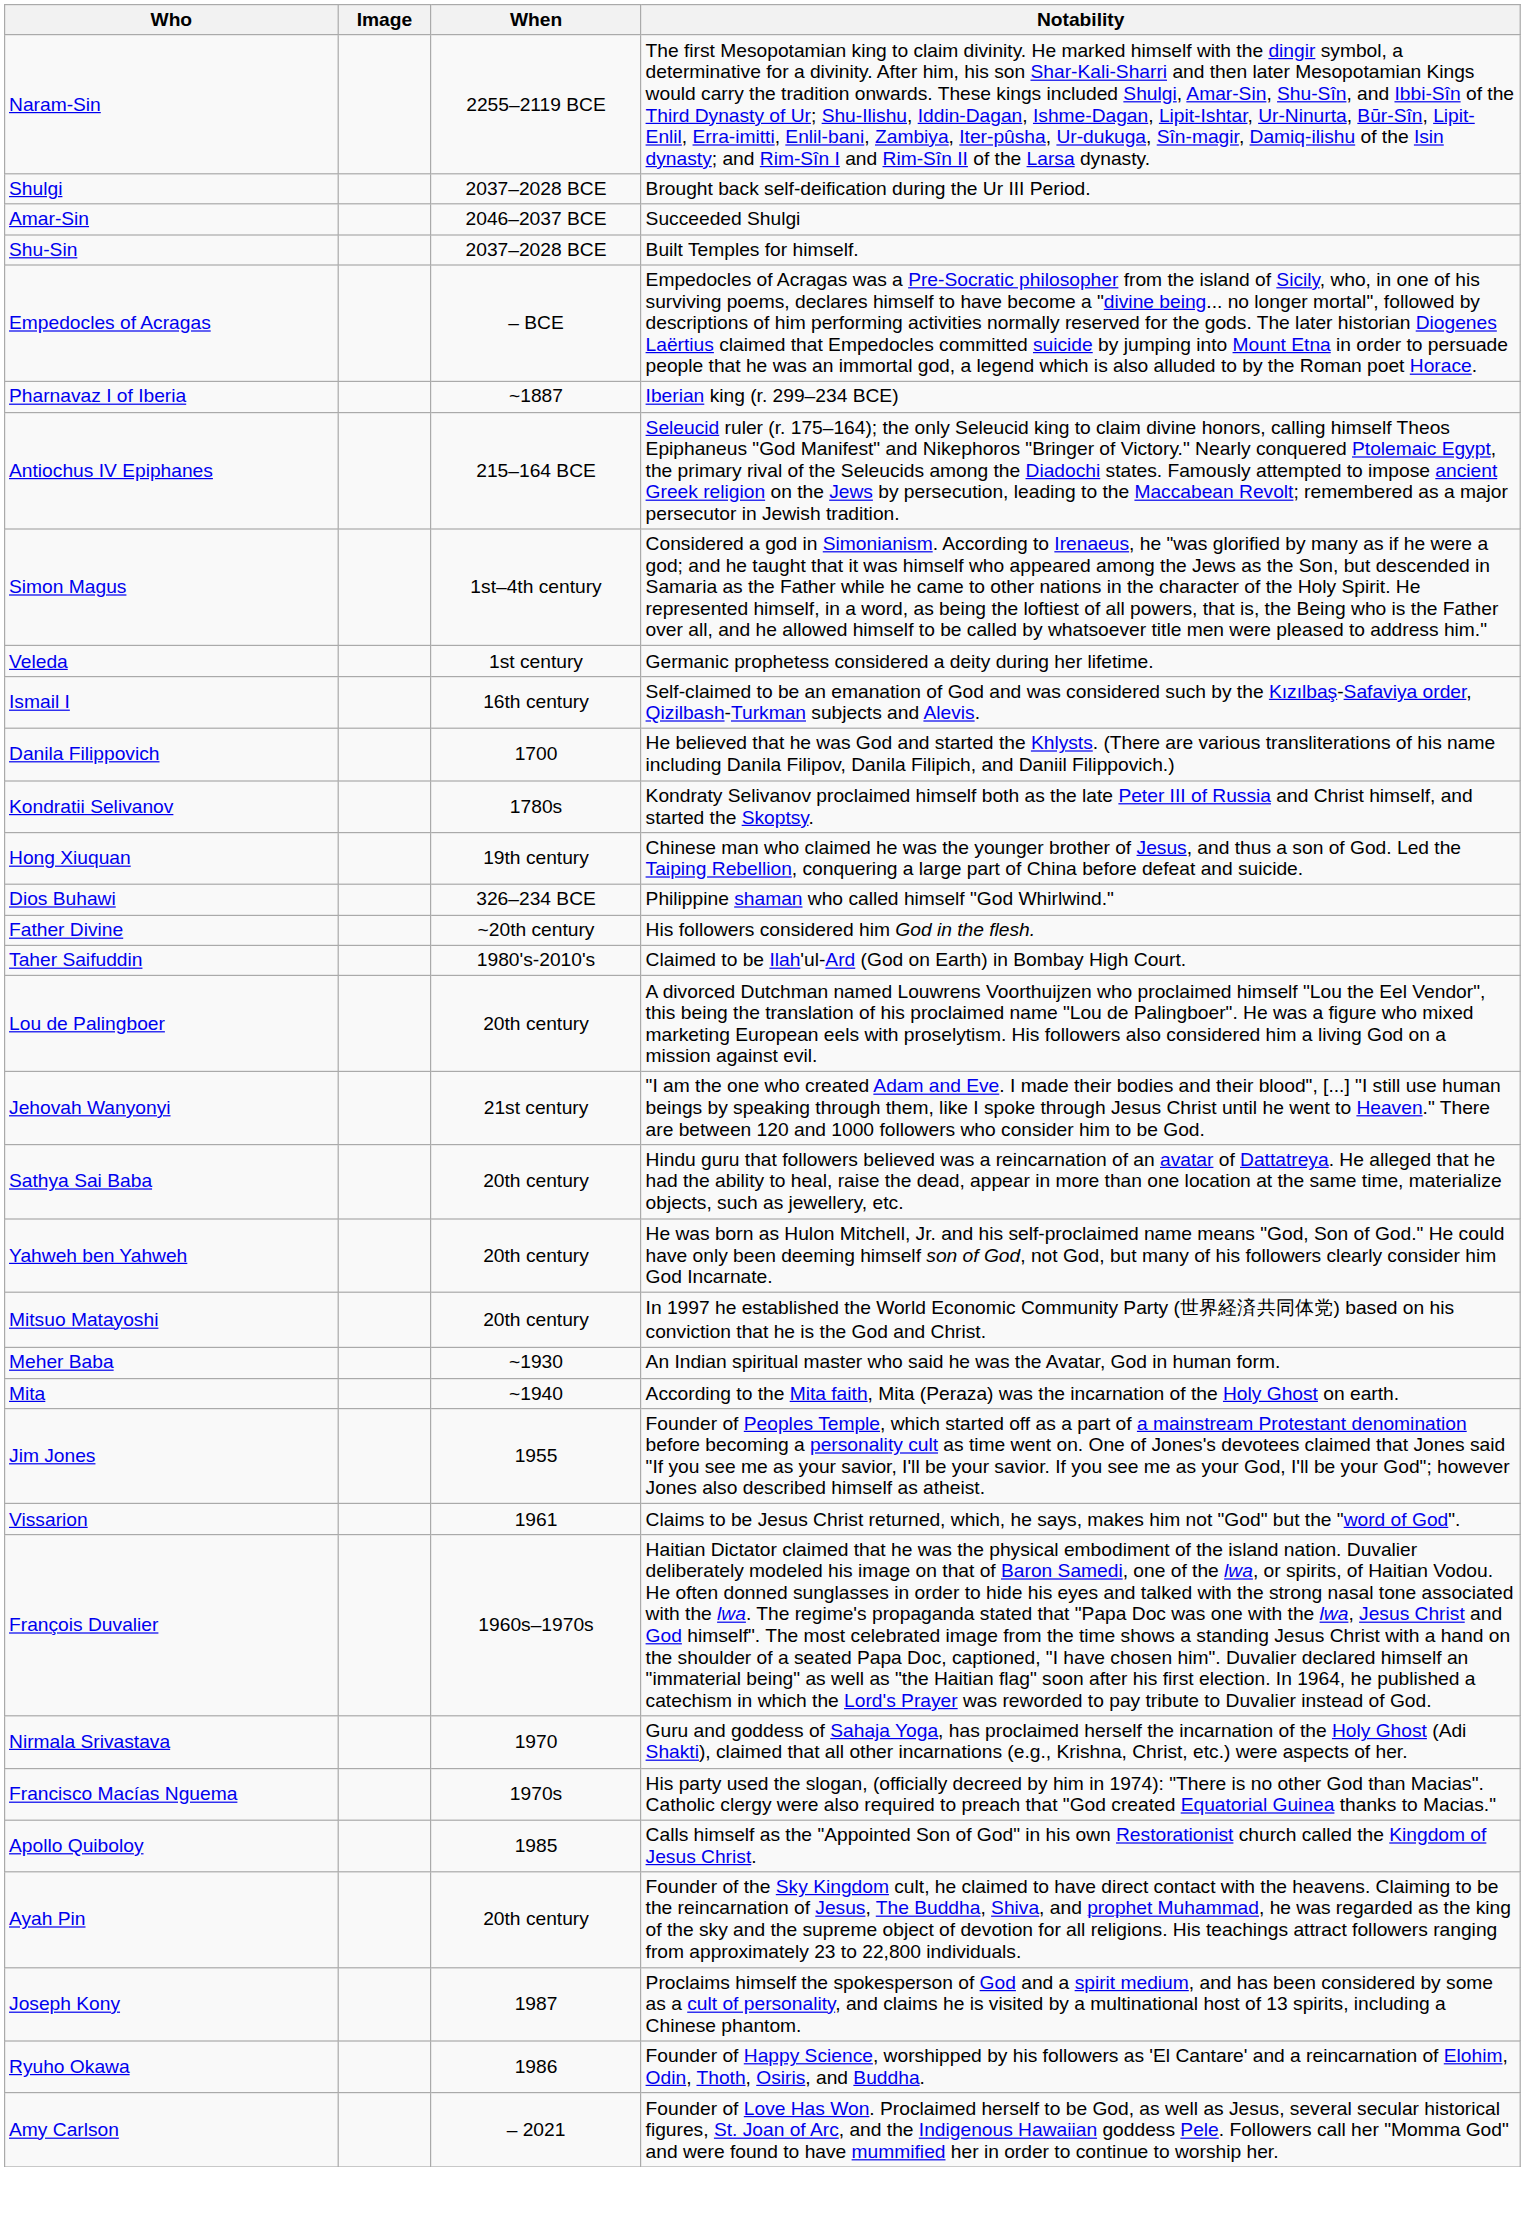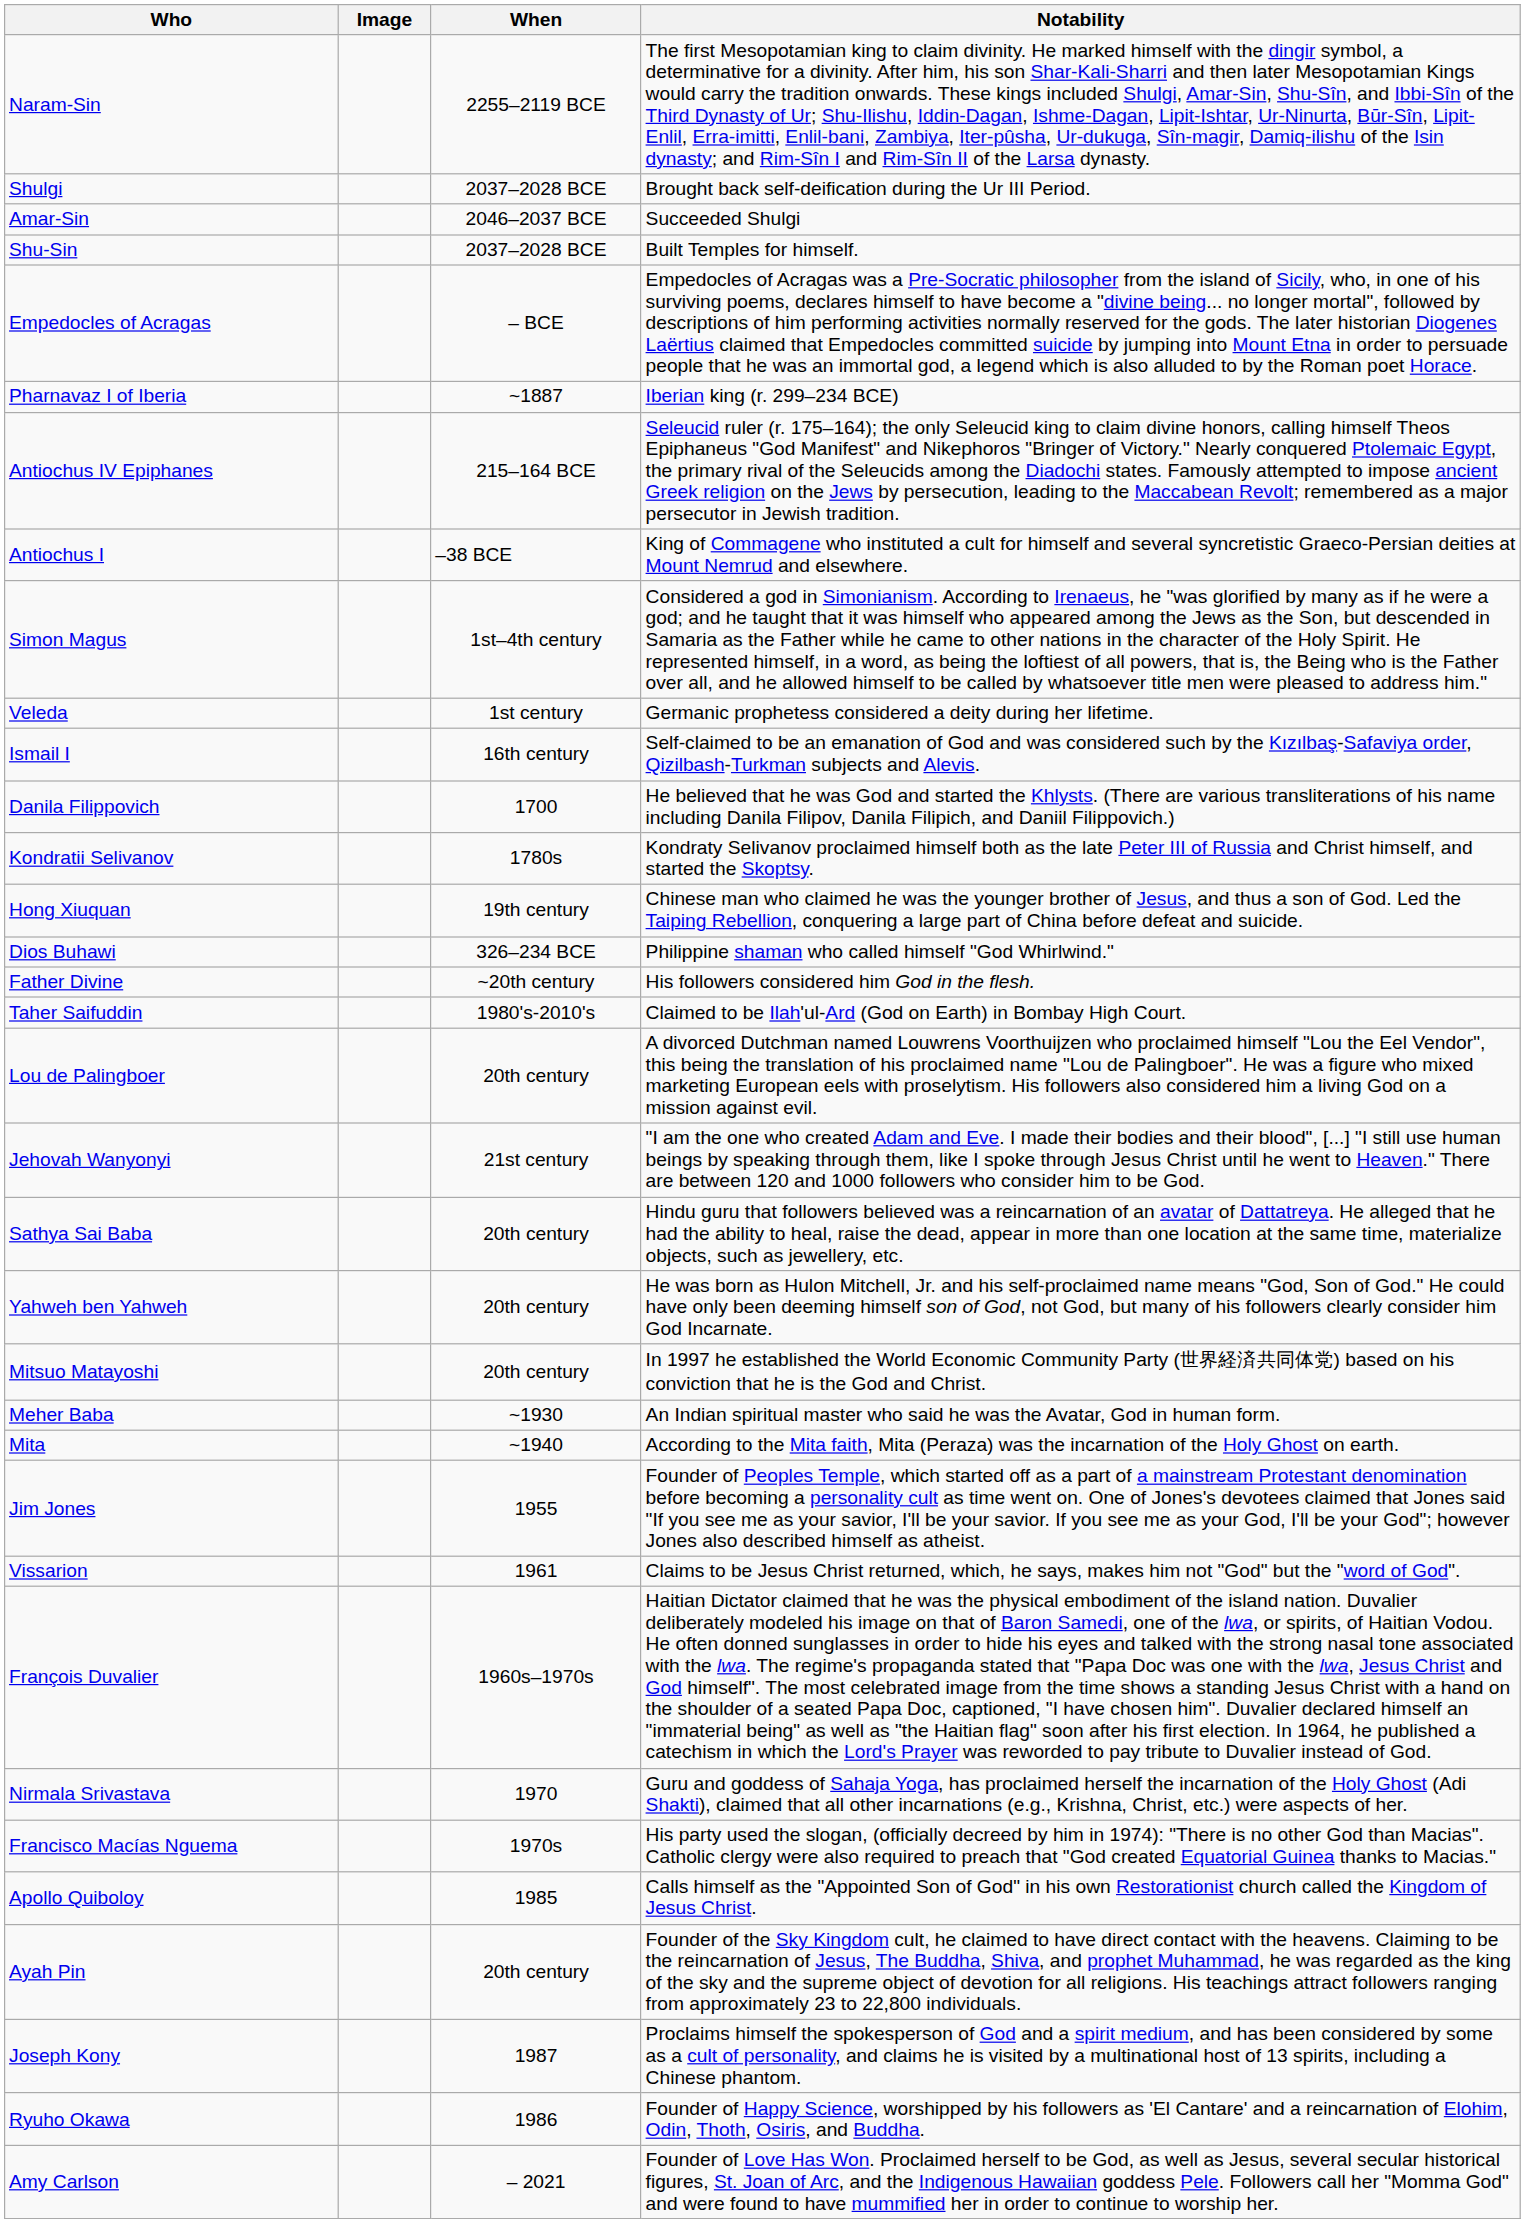+ row: (57, 554)
